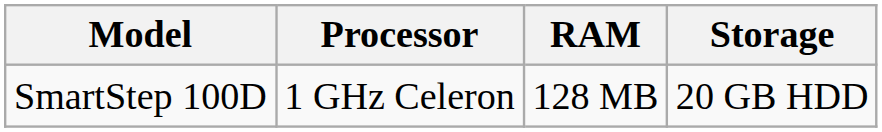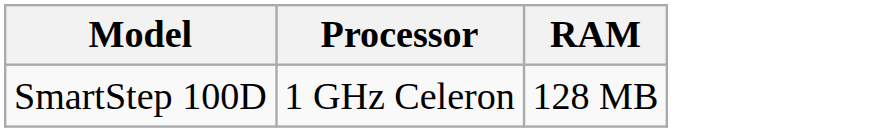- column: (772, 34)
